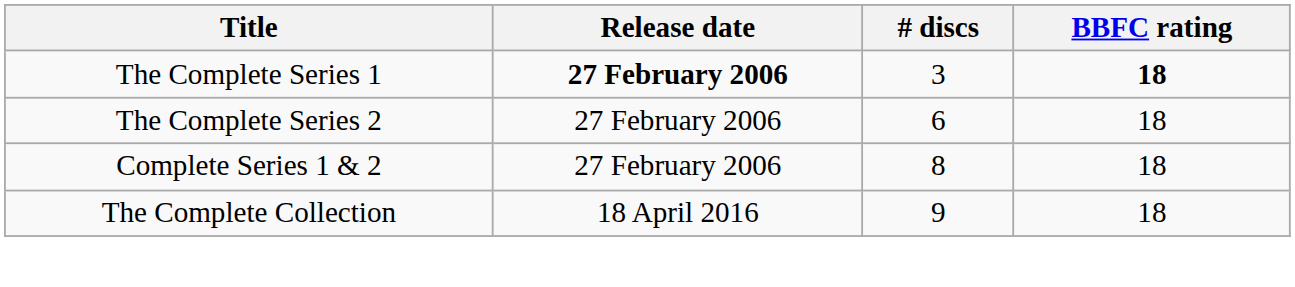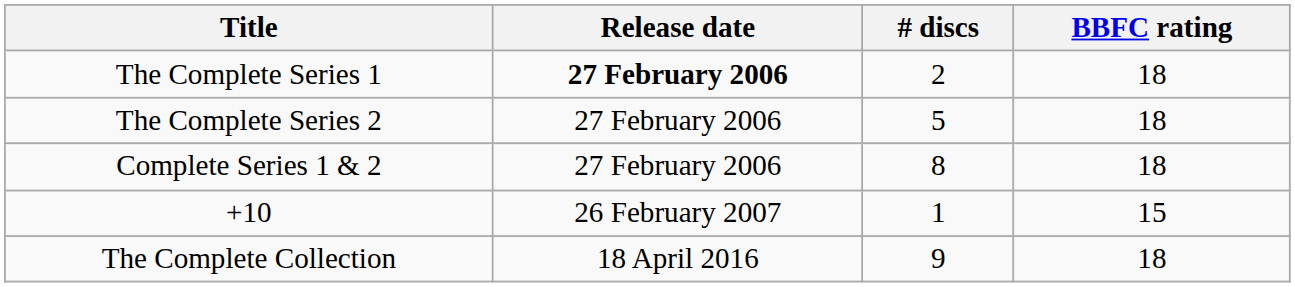(938, 73) 3 -> (938, 73) 2
(1152, 73) bold -> (1152, 73) normal
(938, 119) 6 -> (938, 119) 5
+ row: (249, 212)
